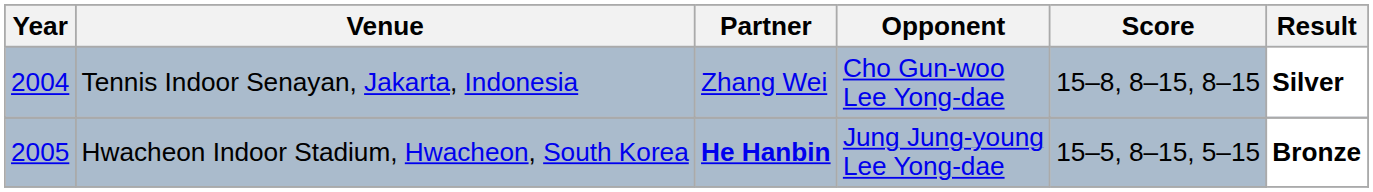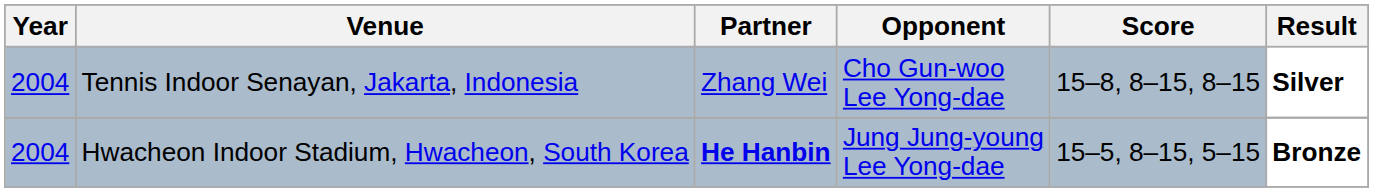(40, 152) 2005 -> (40, 152) 2004
